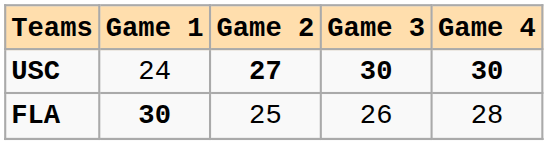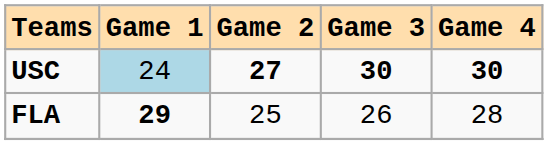(155, 72) no background -> (155, 72) lightblue background
(155, 116) 30 -> (155, 116) 29
